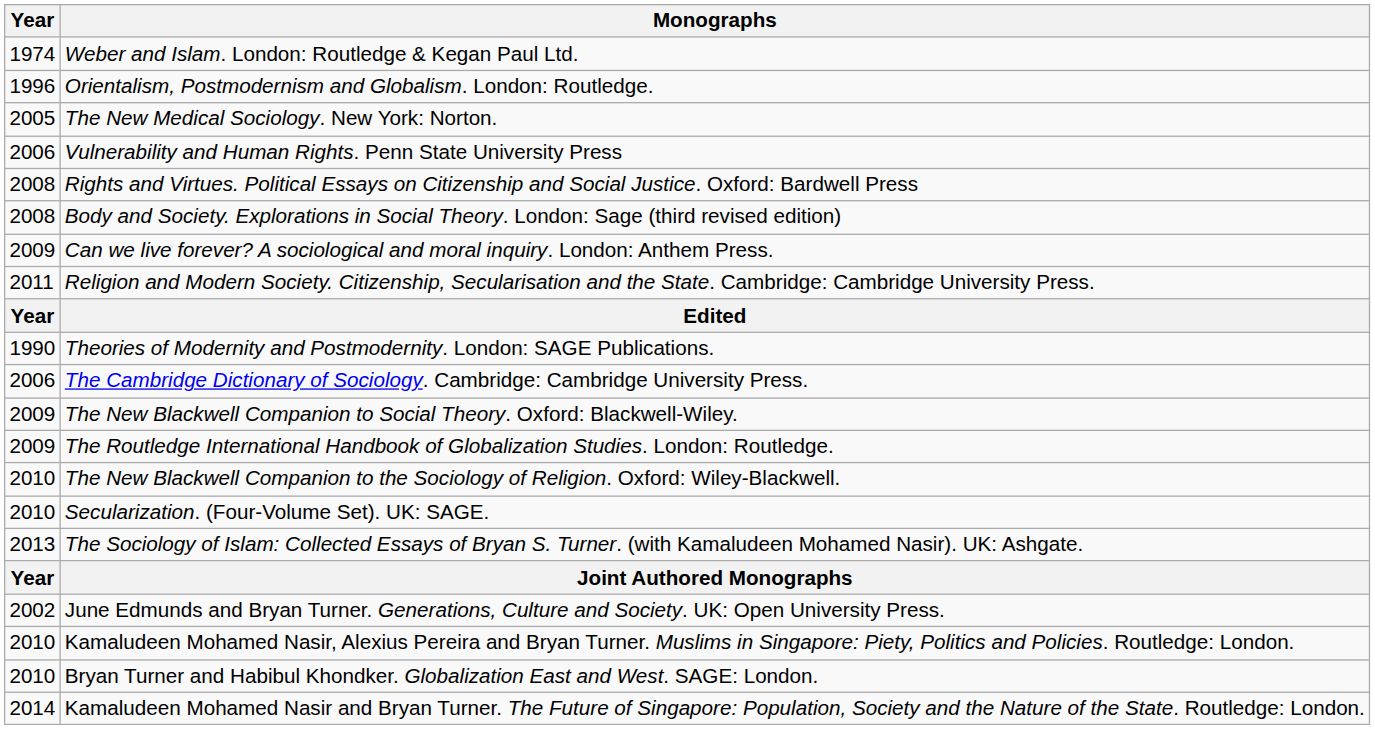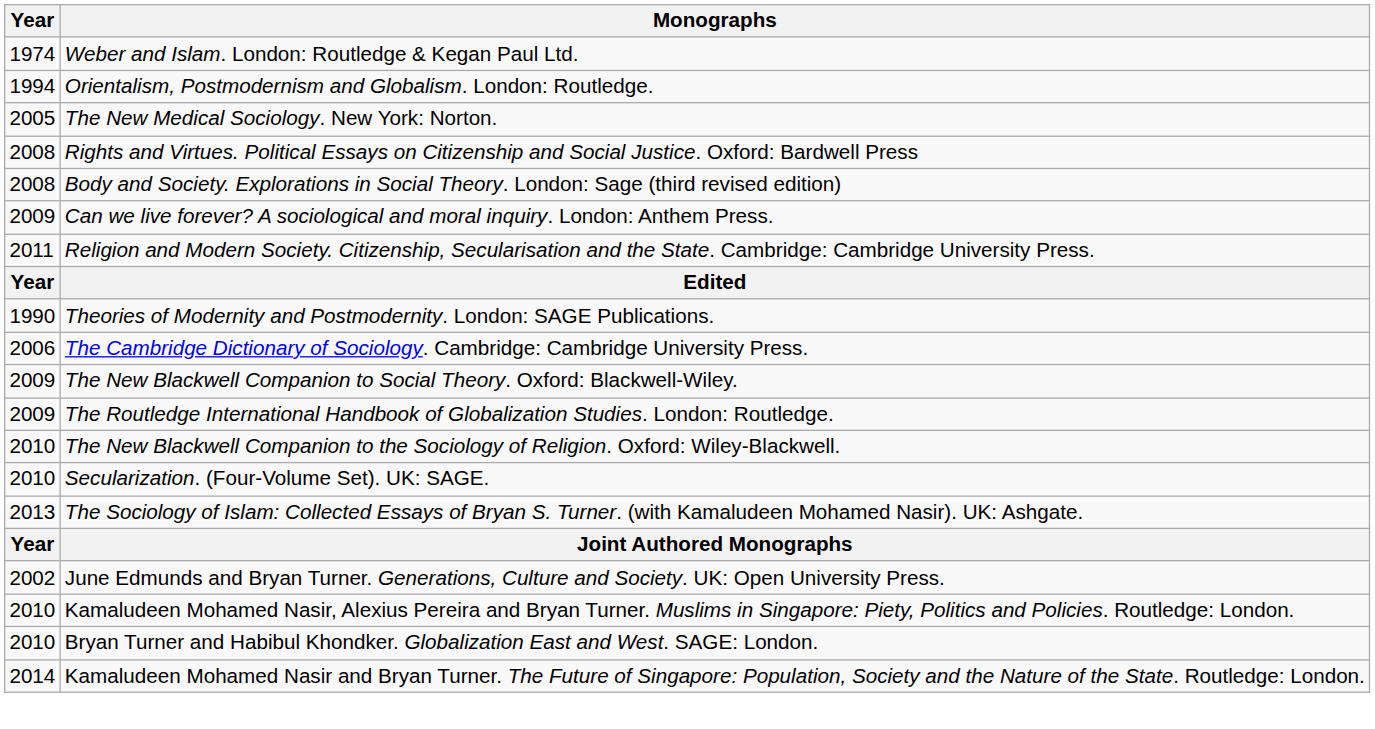(32, 86) 1996 -> (32, 86) 1994
- row: (343, 151)
